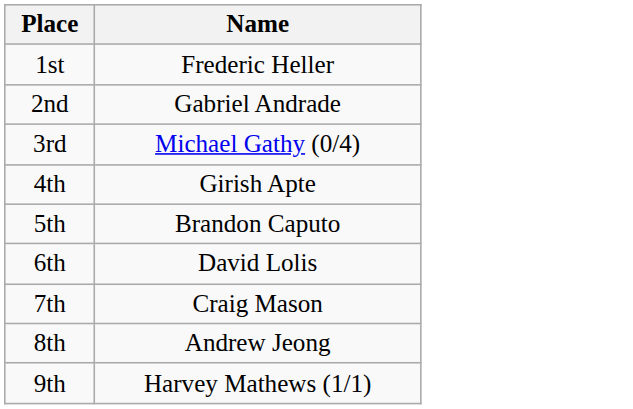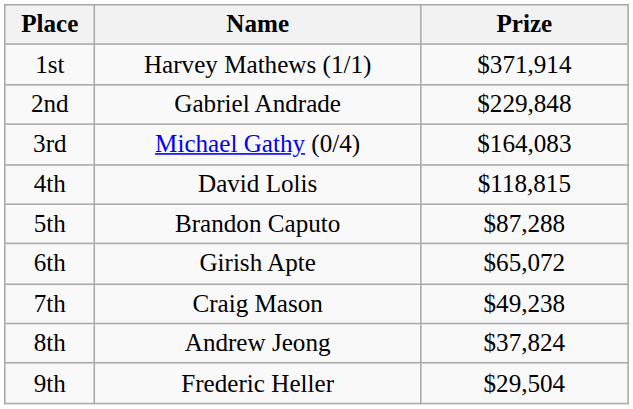+ column: (524, 24)
(258, 64) Frederic Heller -> (258, 64) Harvey Mathews (1/1)
(258, 183) Girish Apte -> (258, 183) David Lolis
(258, 263) David Lolis -> (258, 263) Girish Apte
(258, 382) Harvey Mathews (1/1) -> (258, 382) Frederic Heller
